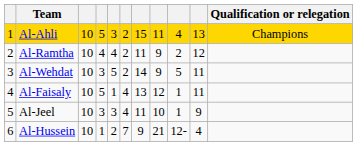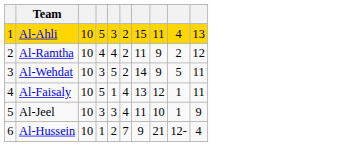- column: (280, 14)
